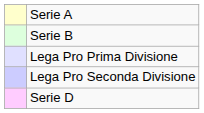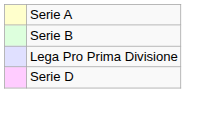- row: (113, 77)
